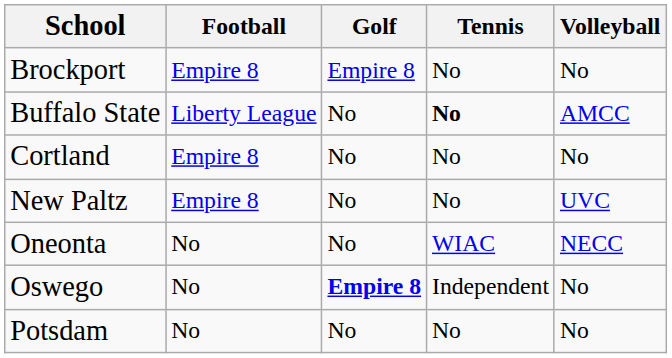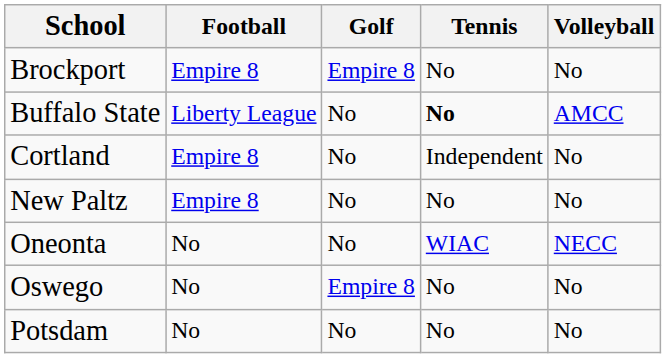(446, 156) No -> (484, 156) Independent
(585, 200) UVC -> (568, 200) No
(374, 287) bold -> (371, 287) normal
(491, 287) Independent -> (440, 287) No
